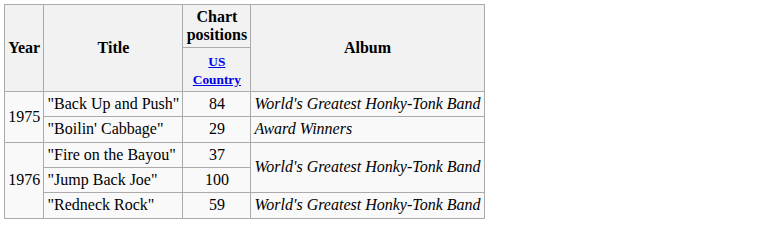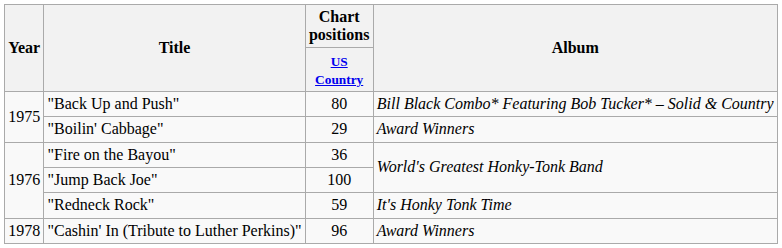(217, 103) 84 -> (339, 103) 80
(368, 103) World's Greatest Honky-Tonk Band -> (575, 103) Bill Black Combo* Featuring Bob Tucker* – Solid & Country
(217, 154) 37 -> (339, 154) 36
(368, 205) World's Greatest Honky-Tonk Band -> (444, 205) It's Honky Tonk Time
+ row: (175, 230)
